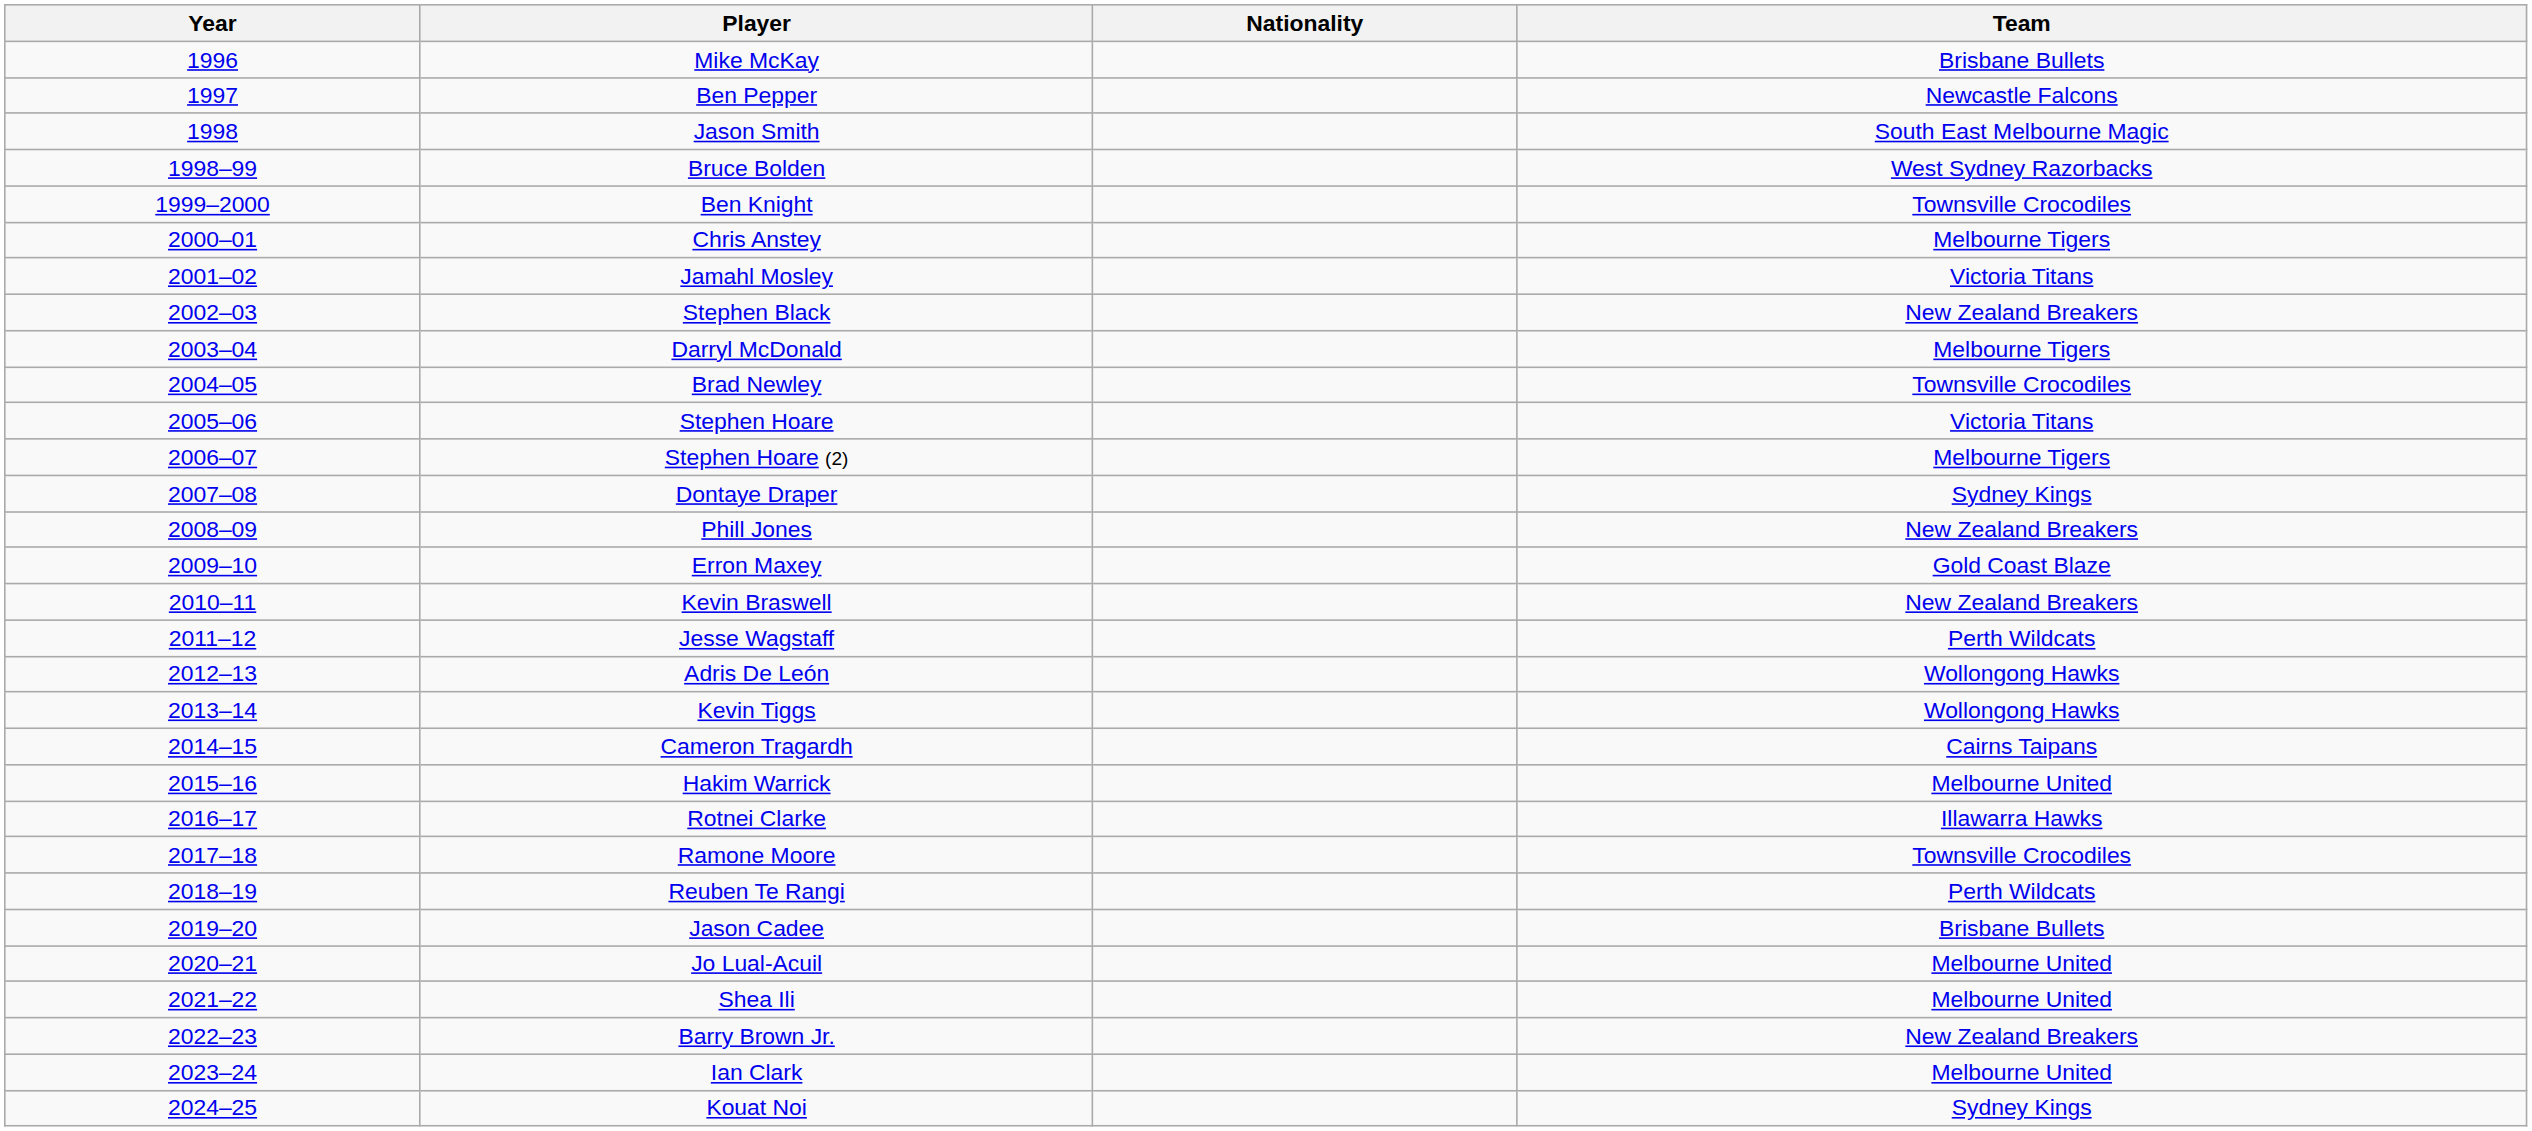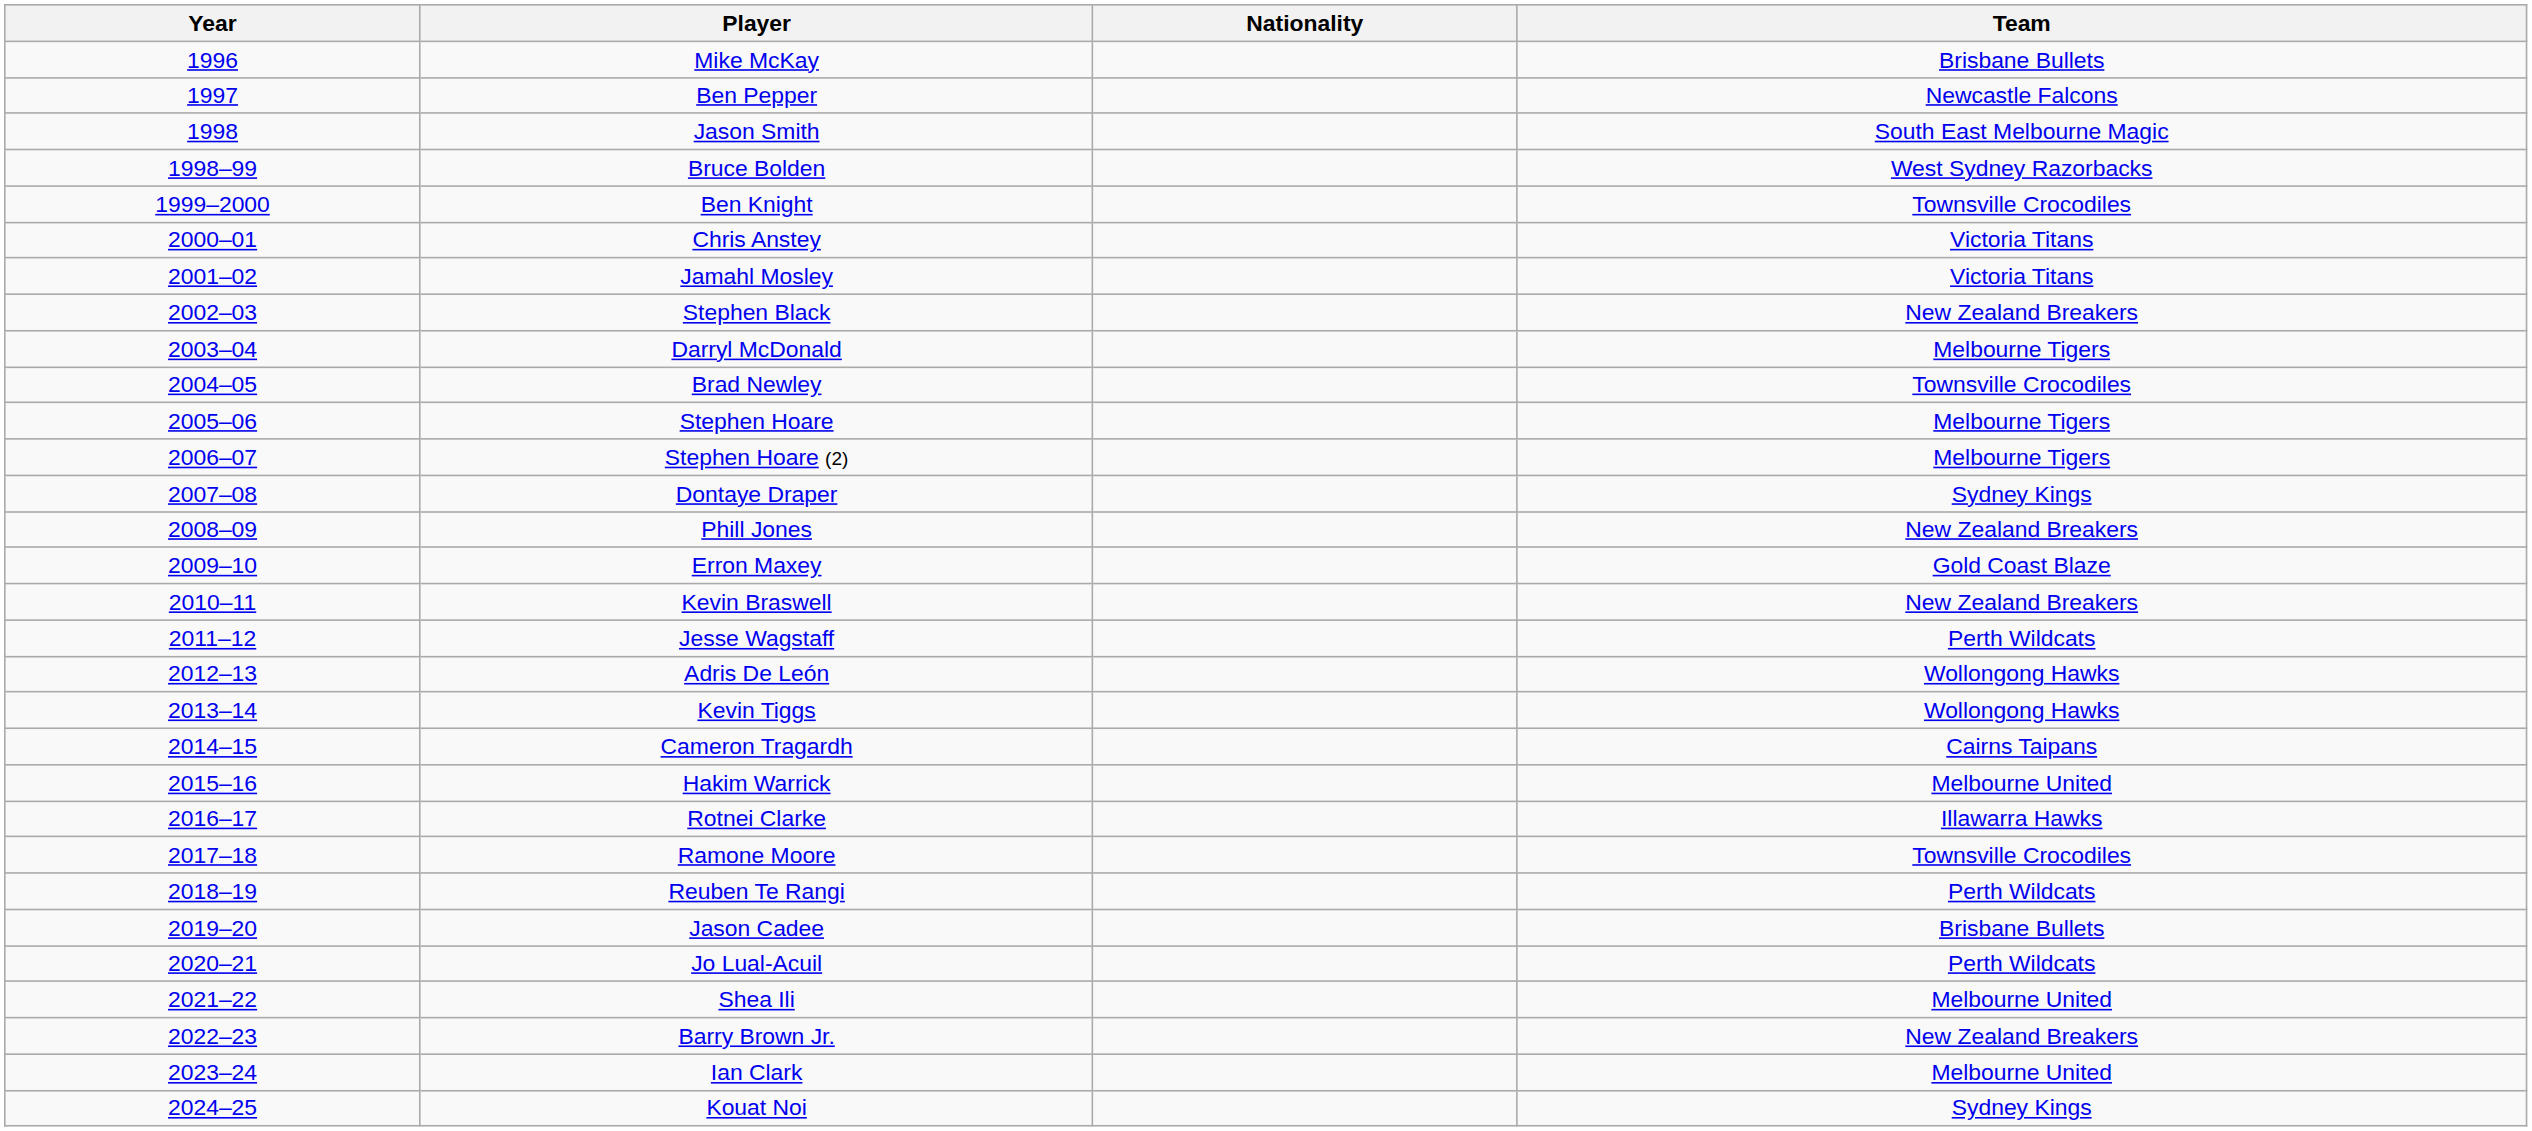(2022, 240) Melbourne Tigers -> (2022, 240) Victoria Titans
(2022, 421) Victoria Titans -> (2022, 421) Melbourne Tigers
(2022, 964) Melbourne United -> (2022, 964) Perth Wildcats
